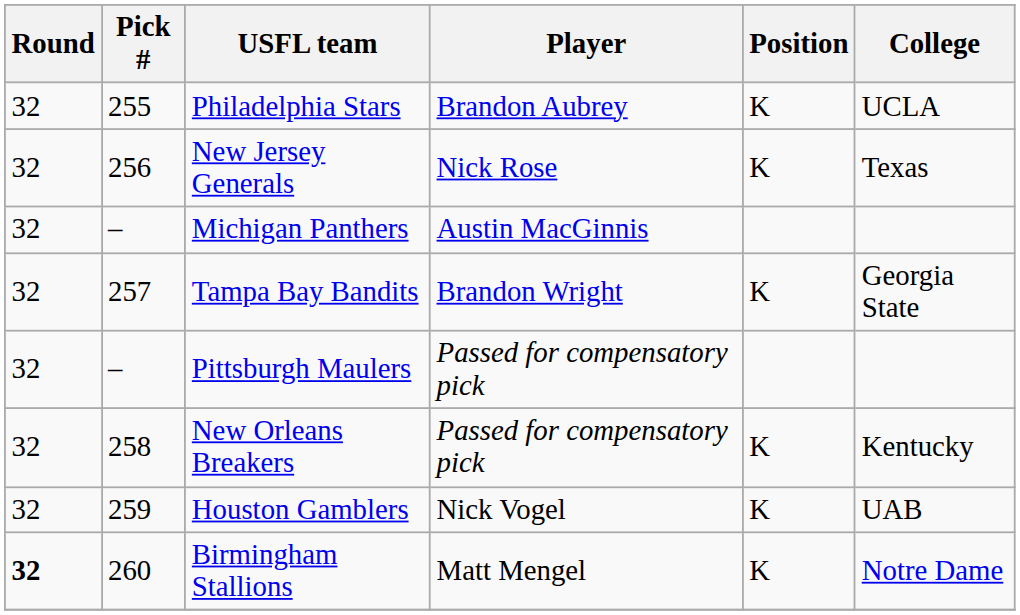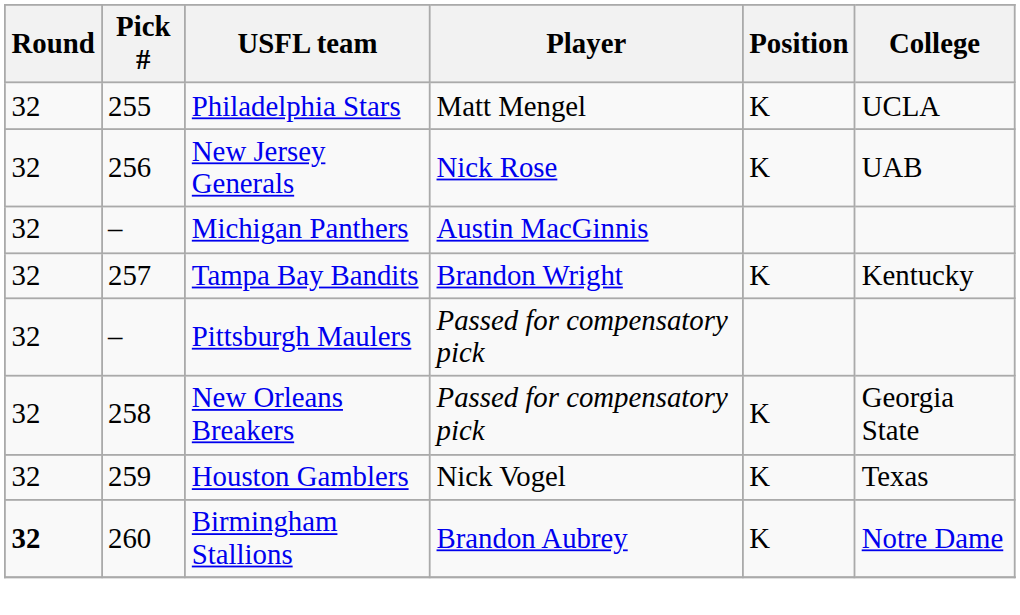(532, 105) Brandon Aubrey -> (511, 105) Matt Mengel
(895, 167) Texas -> (892, 167) UAB
(908, 291) Georgia State -> (918, 274) Kentucky
(918, 447) Kentucky -> (908, 414) Georgia State
(892, 509) UAB -> (895, 476) Texas
(511, 570) Matt Mengel -> (532, 538) Brandon Aubrey
